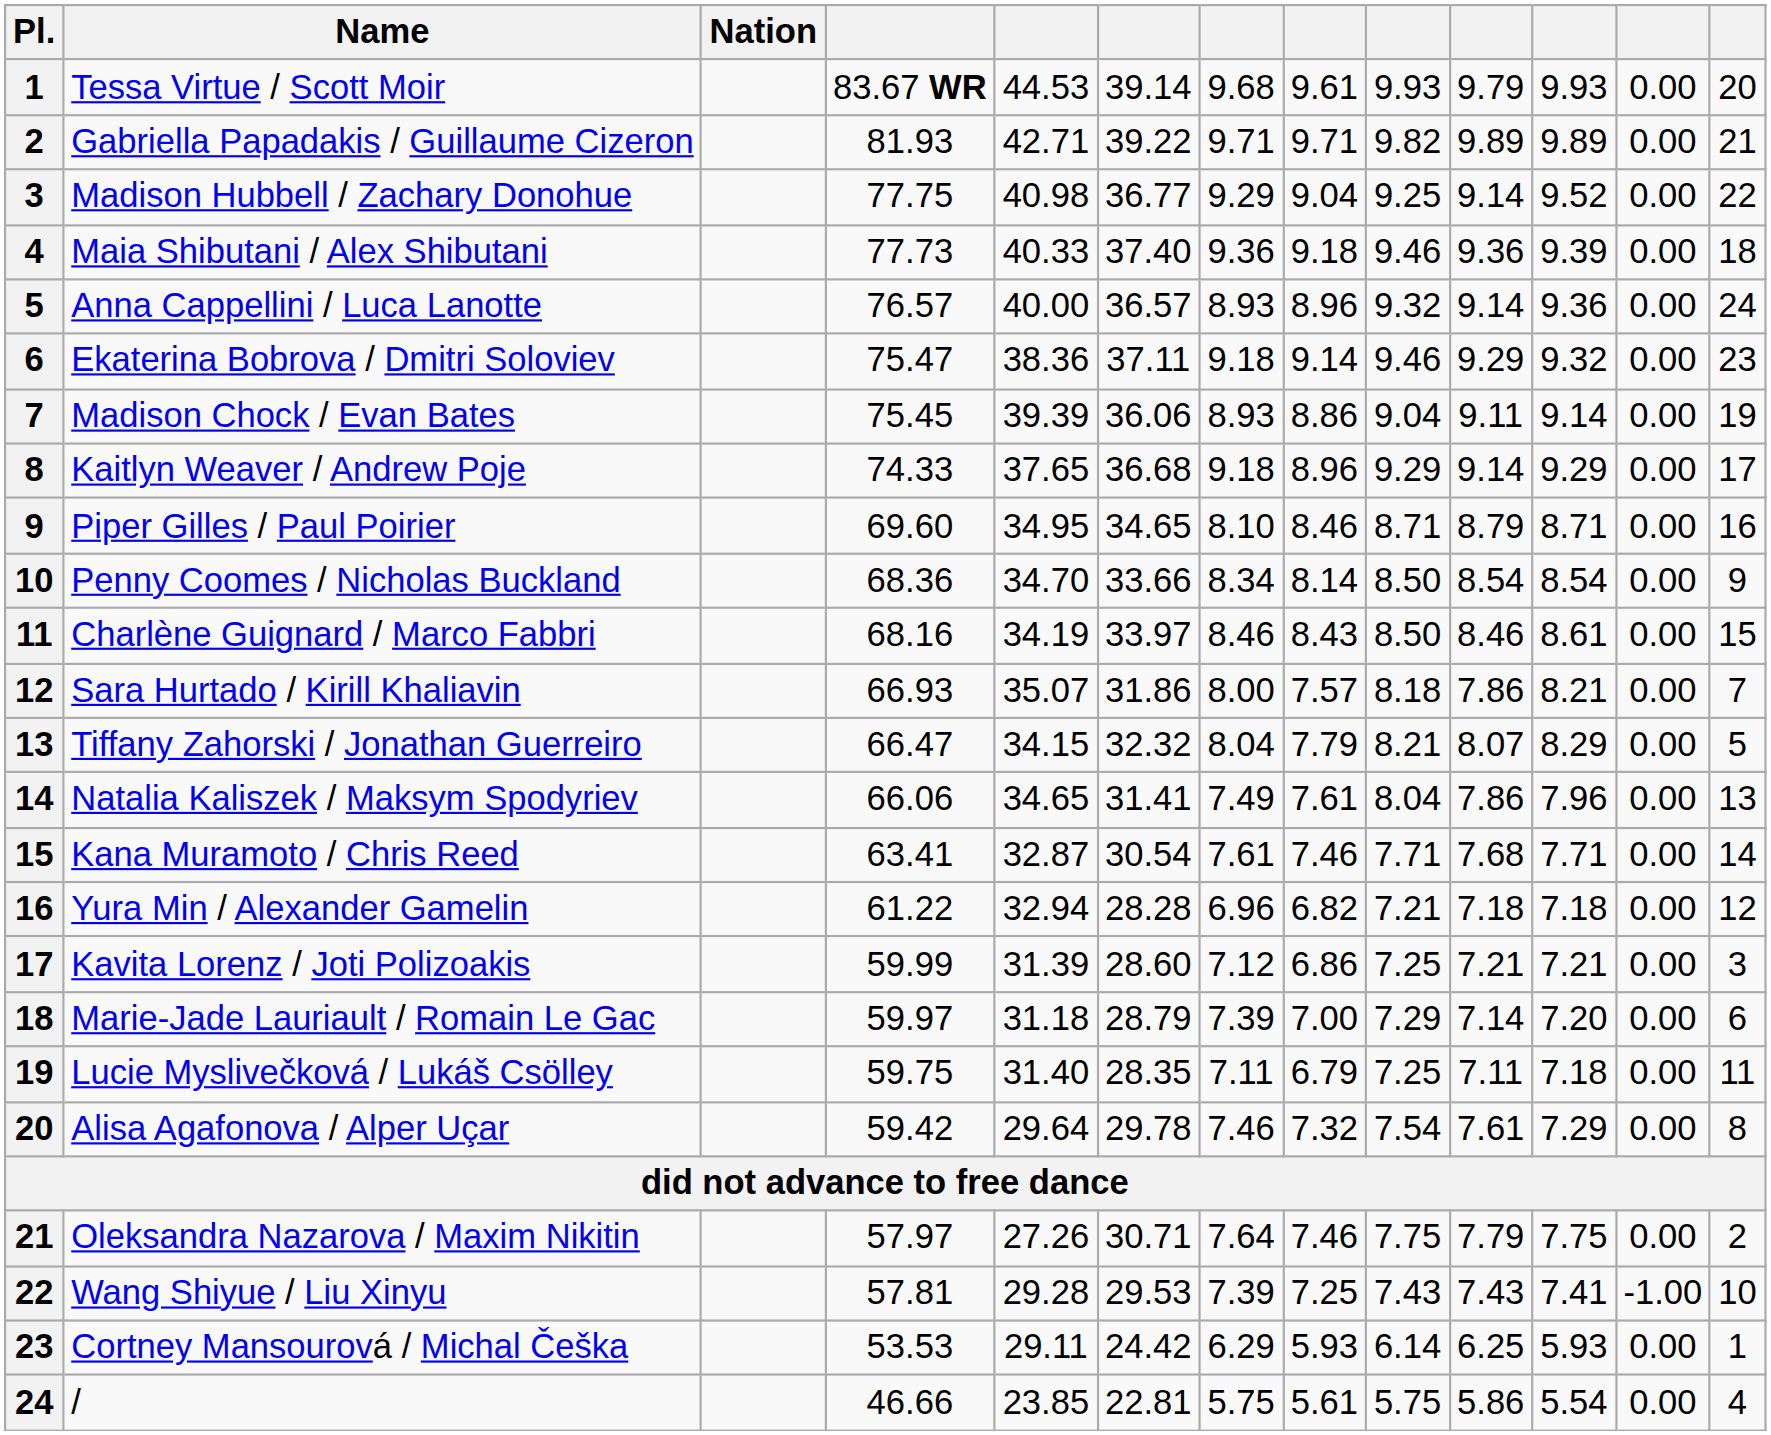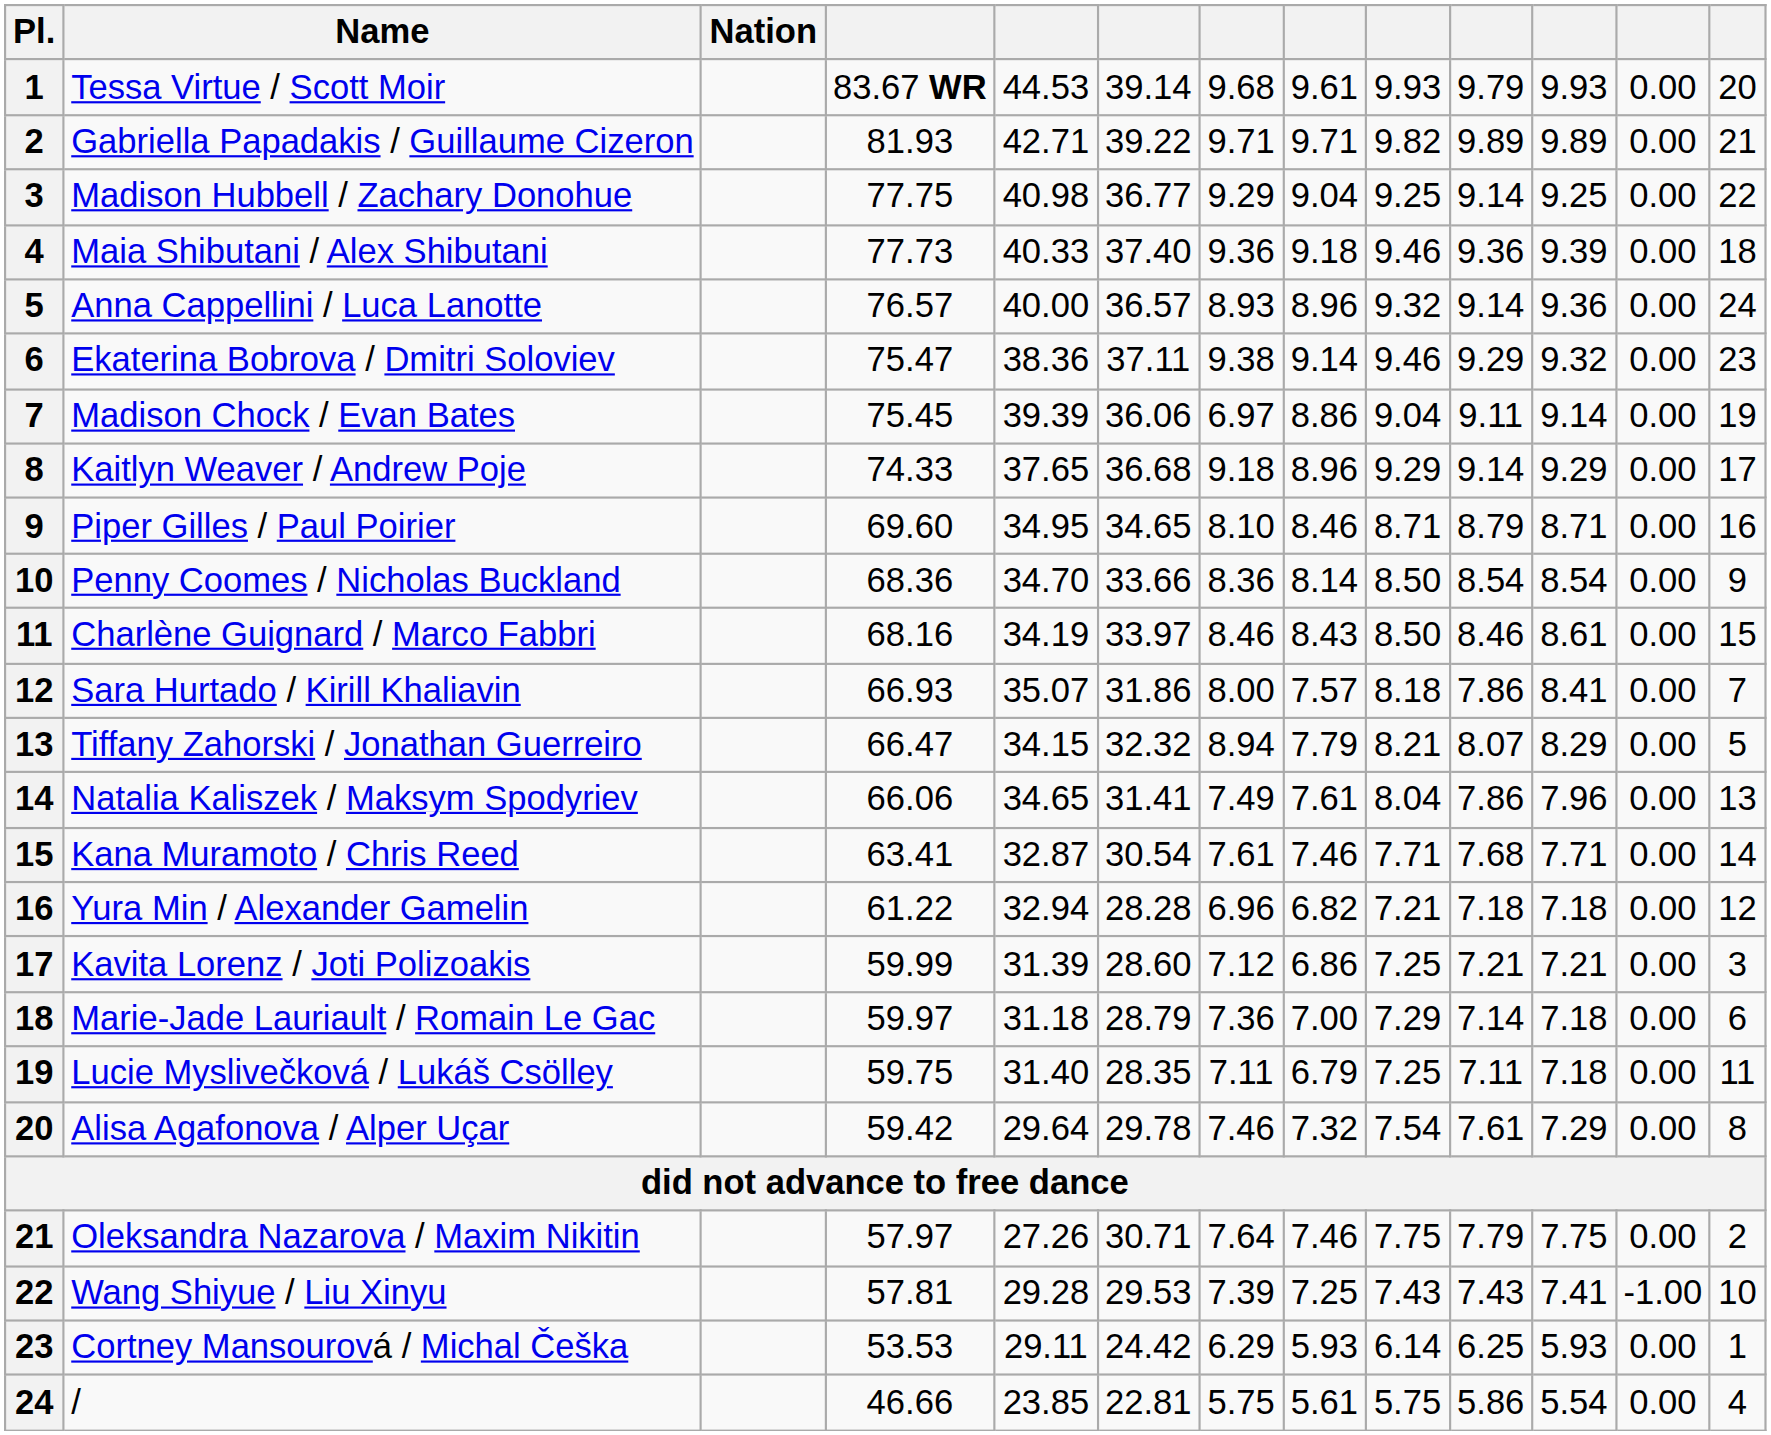(1574, 196) 9.52 -> (1574, 196) 9.25
(1241, 360) 9.18 -> (1241, 360) 9.38
(1241, 415) 8.93 -> (1241, 415) 6.97
(1241, 580) 8.34 -> (1241, 580) 8.36
(1574, 689) 8.21 -> (1574, 689) 8.41
(1241, 744) 8.04 -> (1241, 744) 8.94
(1241, 1018) 7.39 -> (1241, 1018) 7.36
(1574, 1018) 7.20 -> (1574, 1018) 7.18
